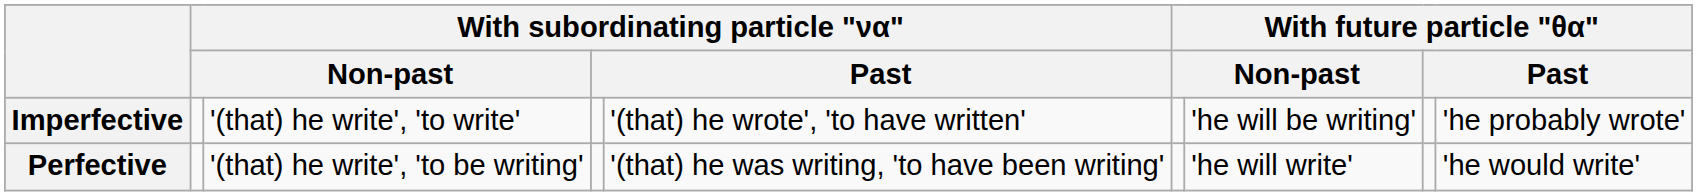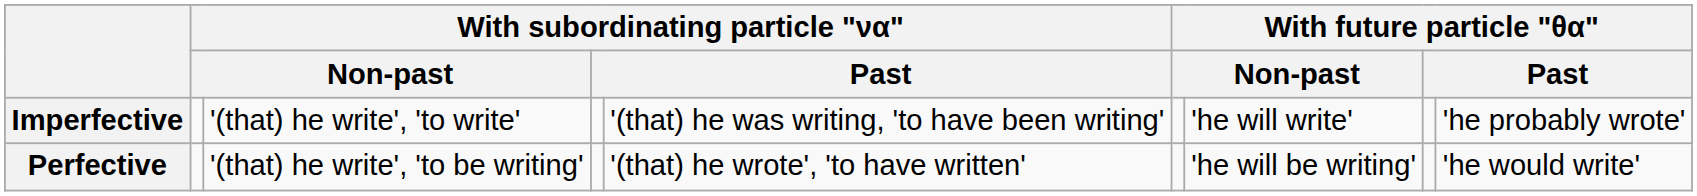(818, 119) '(that) he wrote', 'to have written' -> (887, 119) '(that) he was writing, 'to have been writing'
(1304, 119) 'he will be writing' -> (1272, 119) 'he will write'
(887, 166) '(that) he was writing, 'to have been writing' -> (818, 166) '(that) he wrote', 'to have written'
(1272, 166) 'he will write' -> (1304, 166) 'he will be writing'
